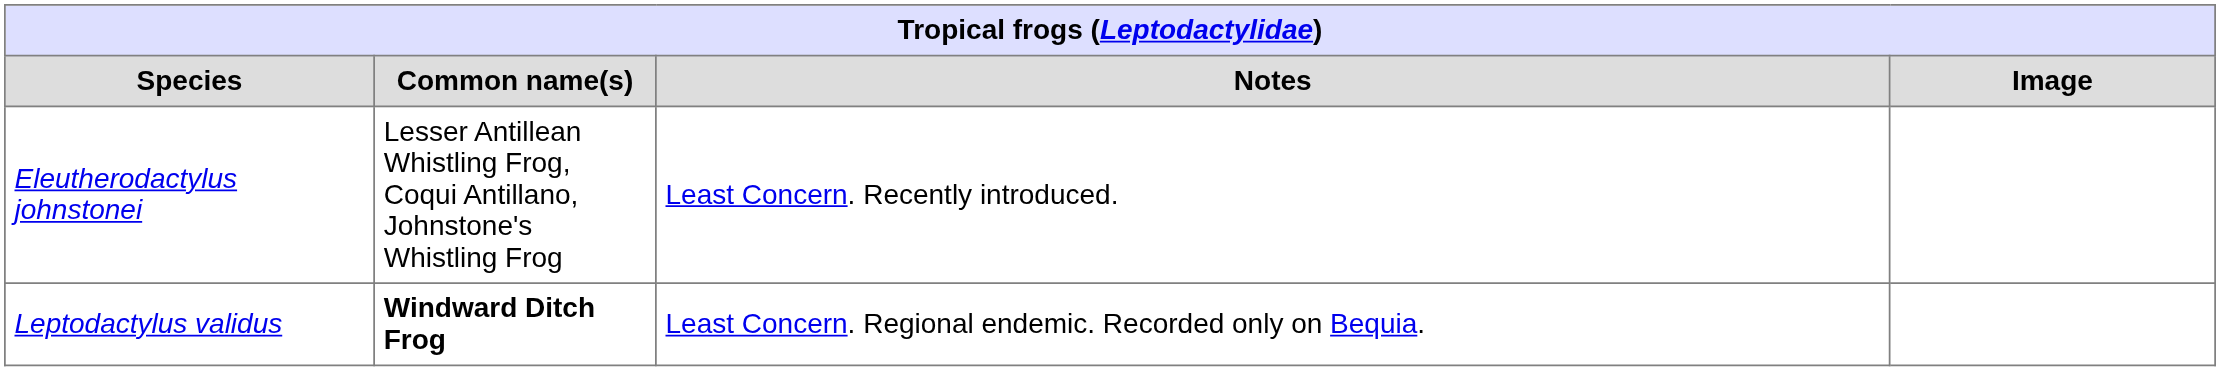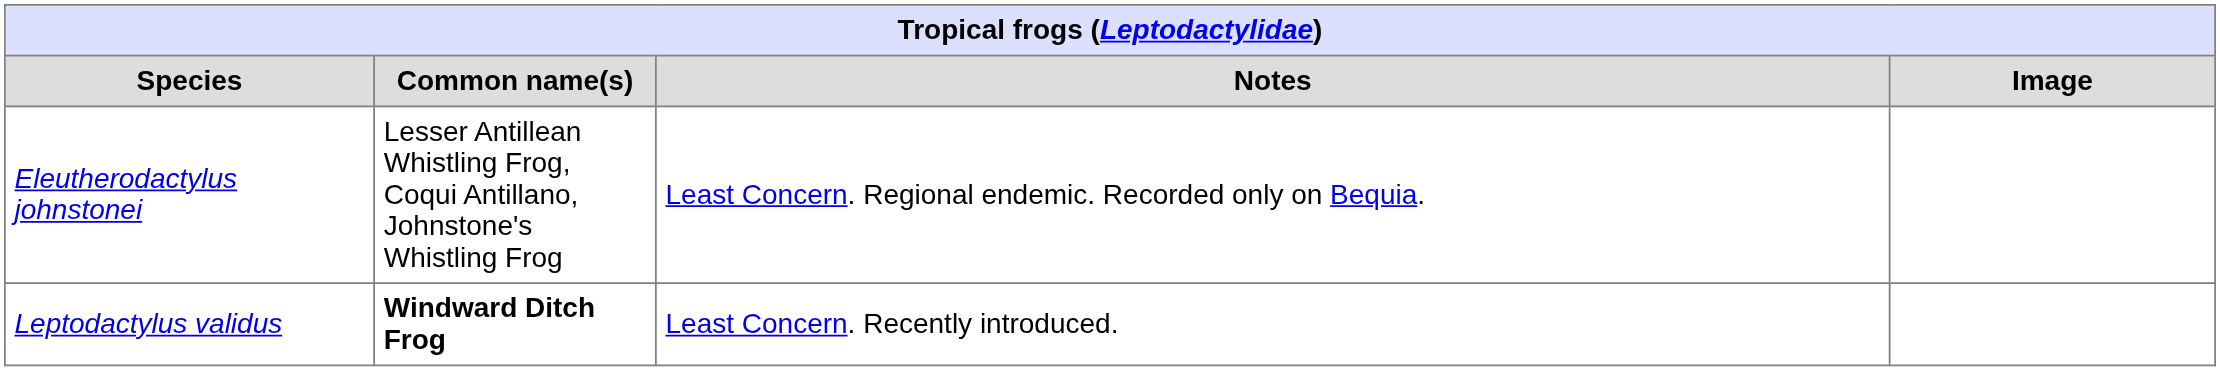(892, 194) Least Concern. Recently introduced. -> (1045, 194) Least Concern. Regional endemic. Recorded only on Bequia.
(1045, 323) Least Concern. Regional endemic. Recorded only on Bequia. -> (892, 323) Least Concern. Recently introduced.
